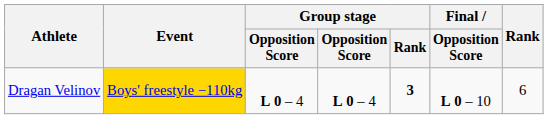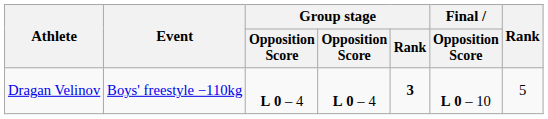(175, 91) gold background -> (175, 91) no background
(523, 91) 6 -> (523, 91) 5
